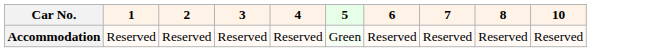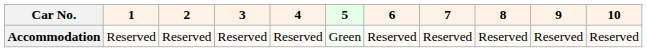+ column: (559, 15)
